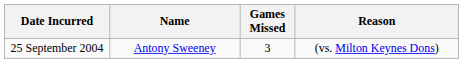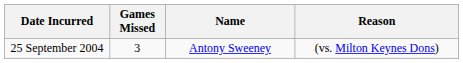columns swapped: (175, 21) <-> (267, 21)
